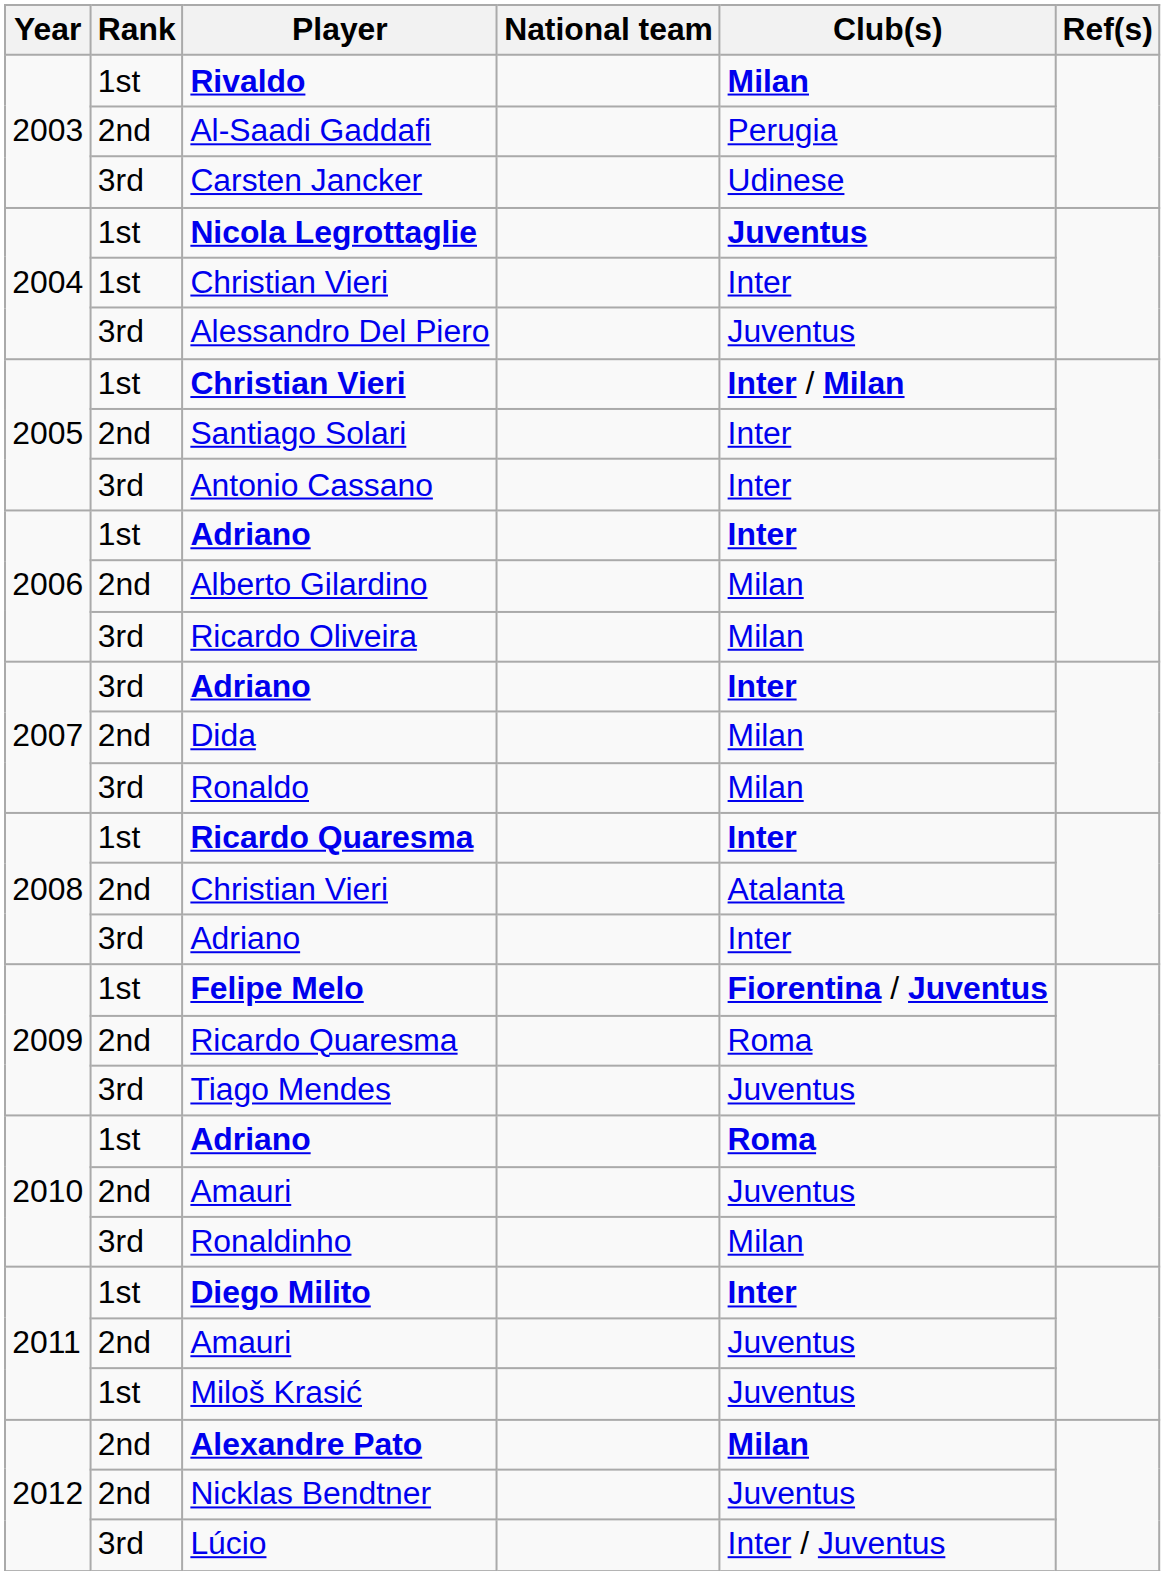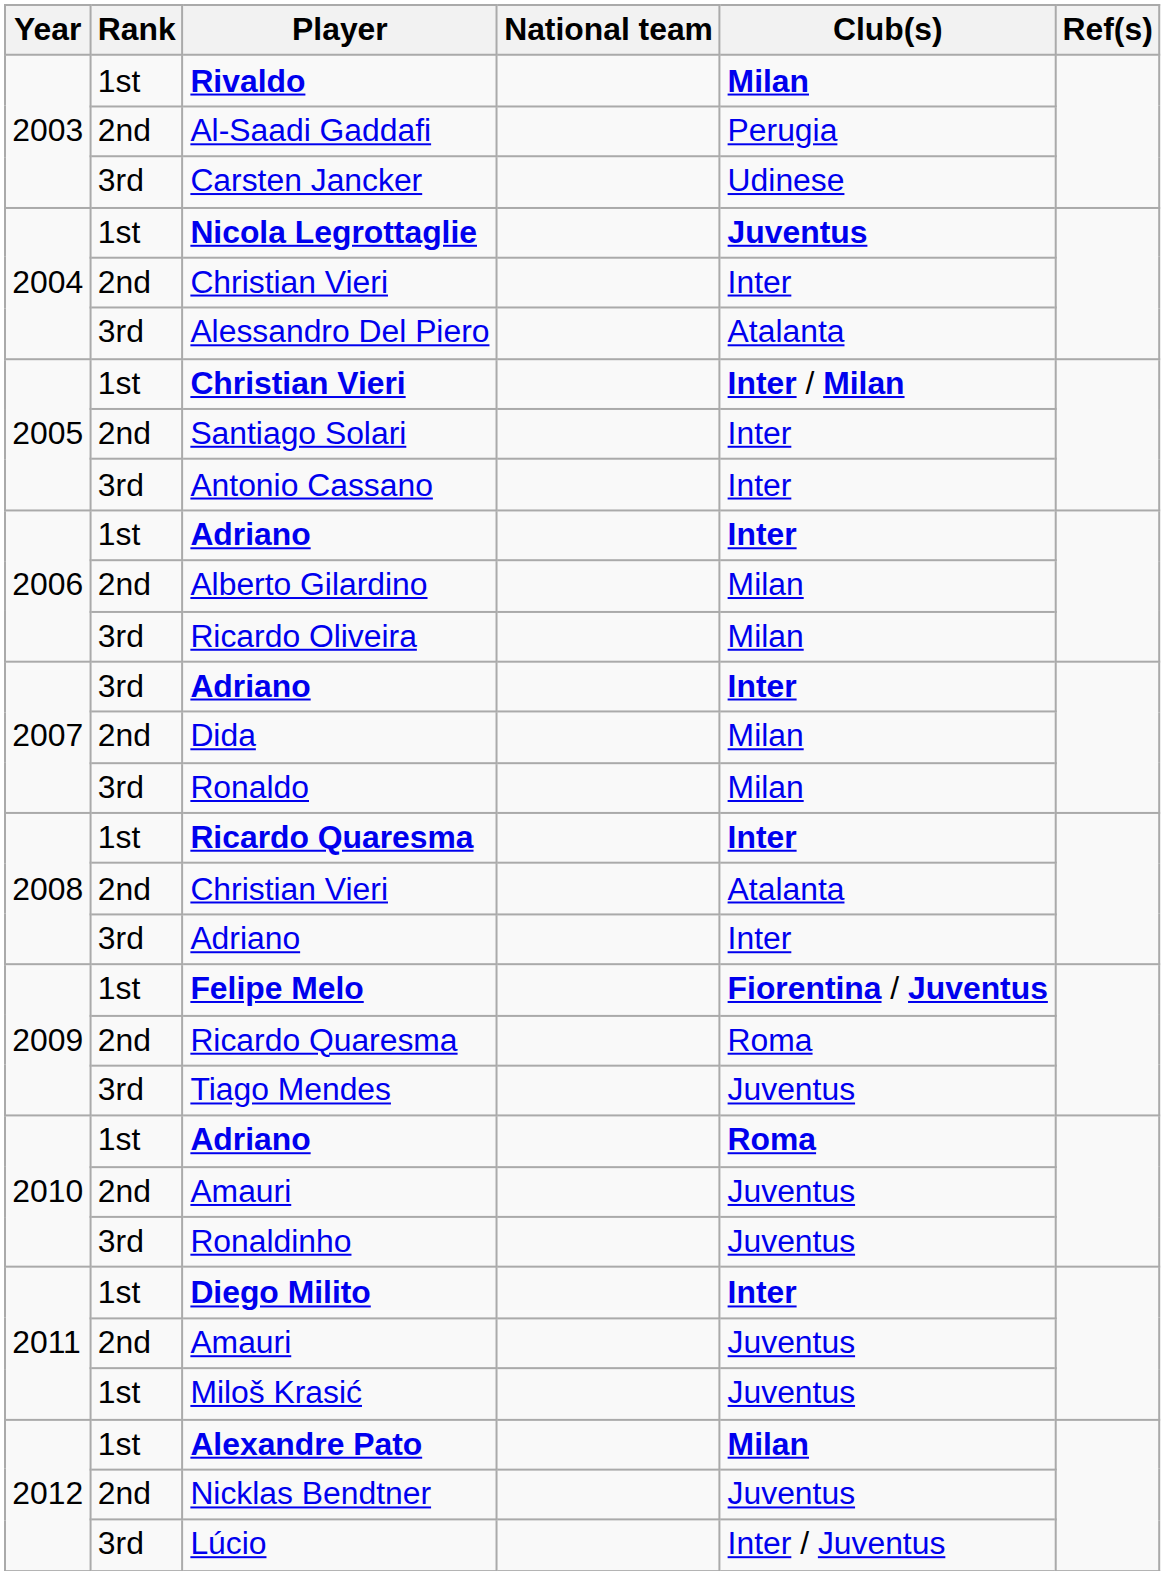(119, 282) 1st -> (124, 282) 2nd
(791, 332) Juventus -> (786, 332) Atalanta
(766, 1241) Milan -> (791, 1241) Juventus
(124, 1443) 2nd -> (119, 1443) 1st
